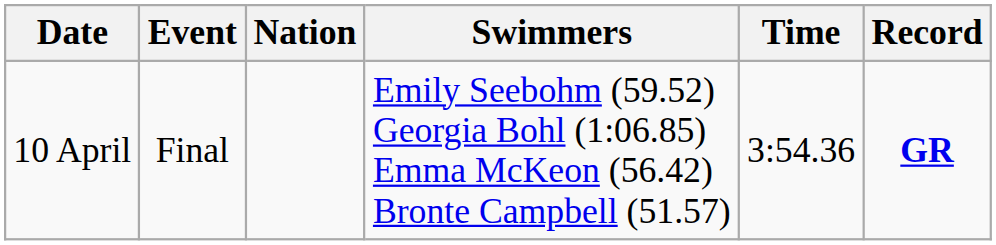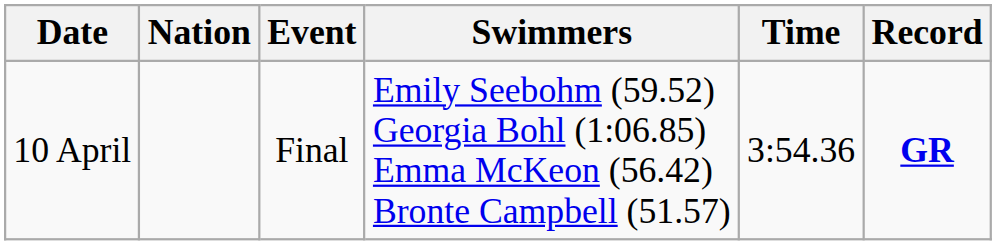columns swapped: (192, 32) <-> (305, 32)
